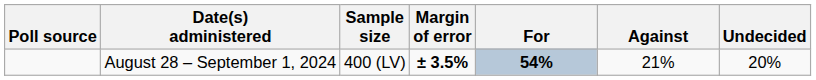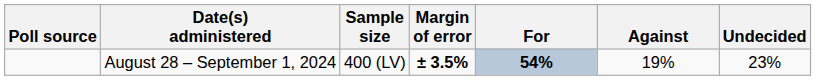(658, 62) 21% -> (658, 62) 19%
(765, 62) 20% -> (765, 62) 23%
